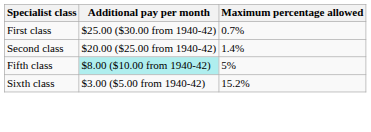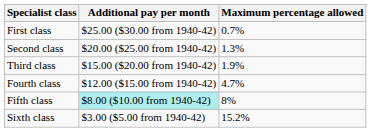(233, 48) 1.4% -> (233, 48) 1.3%
+ row: (31, 65)
+ row: (34, 83)
(229, 65) 5% -> (229, 100) 8%
